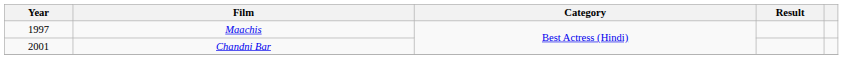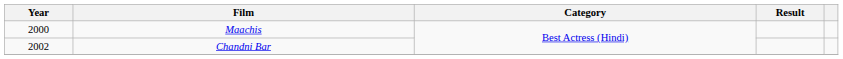(38, 29) 1997 -> (38, 29) 2000
(38, 46) 2001 -> (38, 46) 2002
